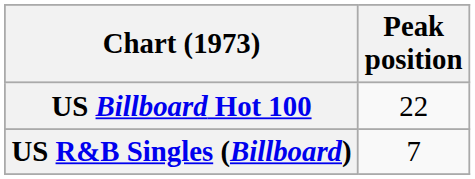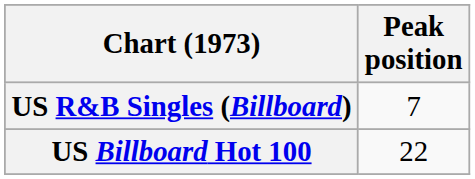rows swapped: (182, 105) <-> (182, 151)
